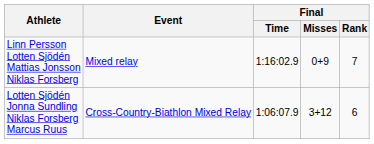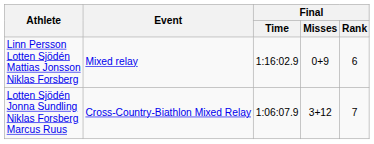(355, 62) 7 -> (355, 62) 6
(355, 113) 6 -> (355, 113) 7
